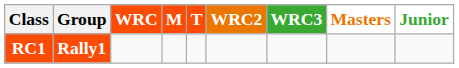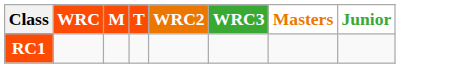- column: (82, 19)
